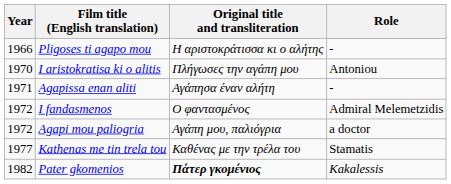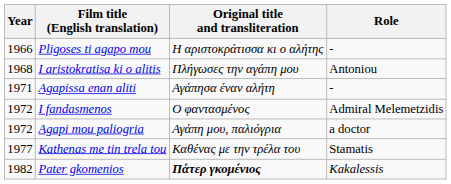(20, 68) 1970 -> (20, 68) 1968
